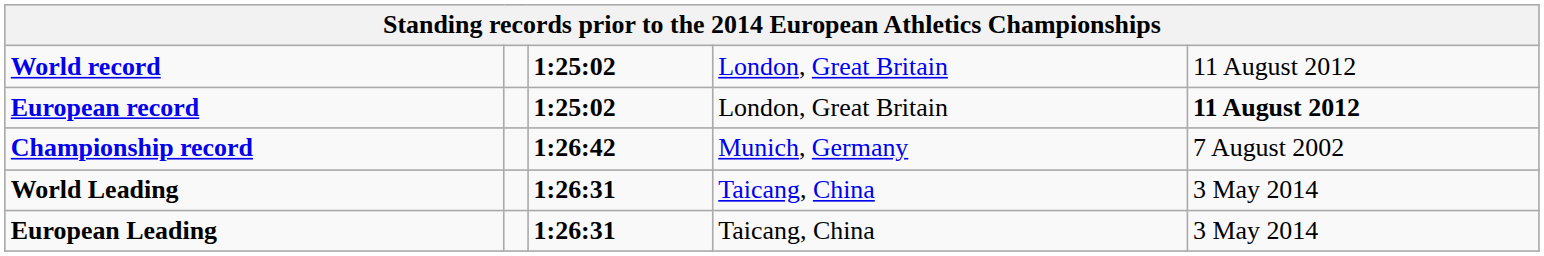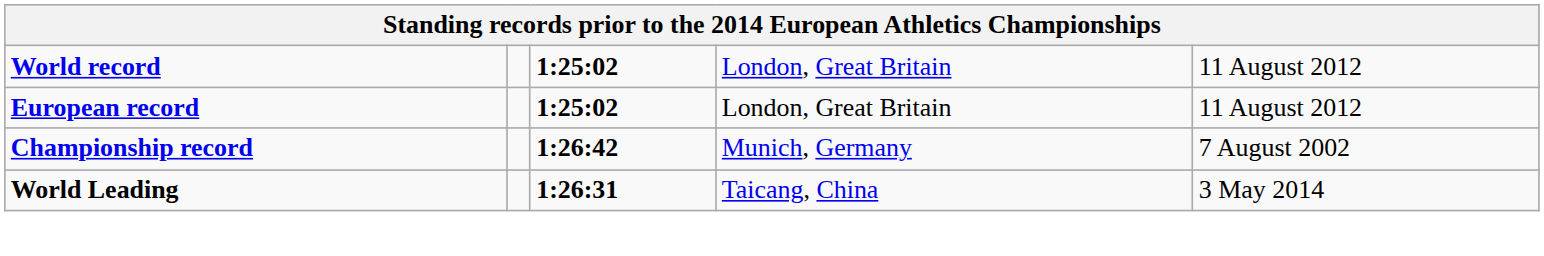(1276, 107) bold -> (1280, 107) normal
- row: (114, 230)
